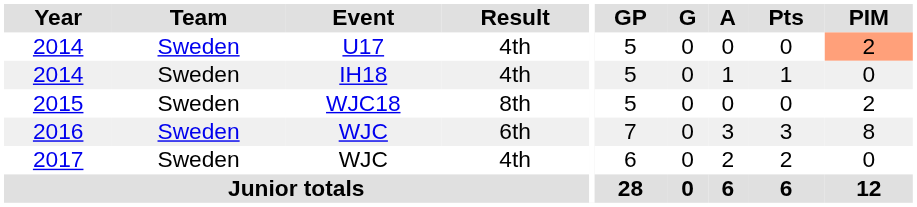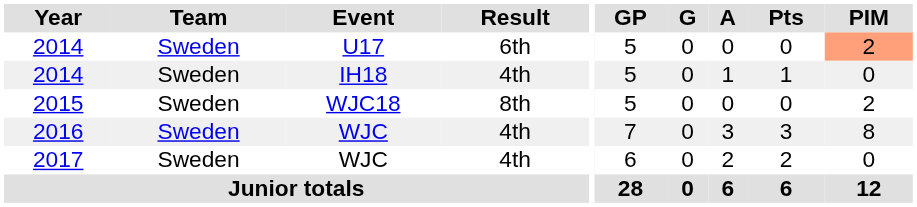(515, 46) 4th -> (515, 46) 6th
(515, 131) 6th -> (515, 131) 4th
